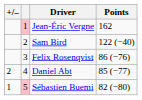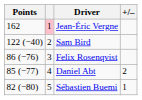columns swapped: (13, 11) <-> (117, 11)
(25, 86) pink background -> (49, 86) no background
